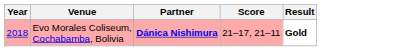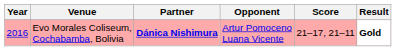+ column: (257, 12)
(17, 33) 2018 -> (17, 33) 2016
